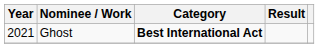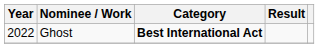(21, 33) 2021 -> (21, 33) 2022
